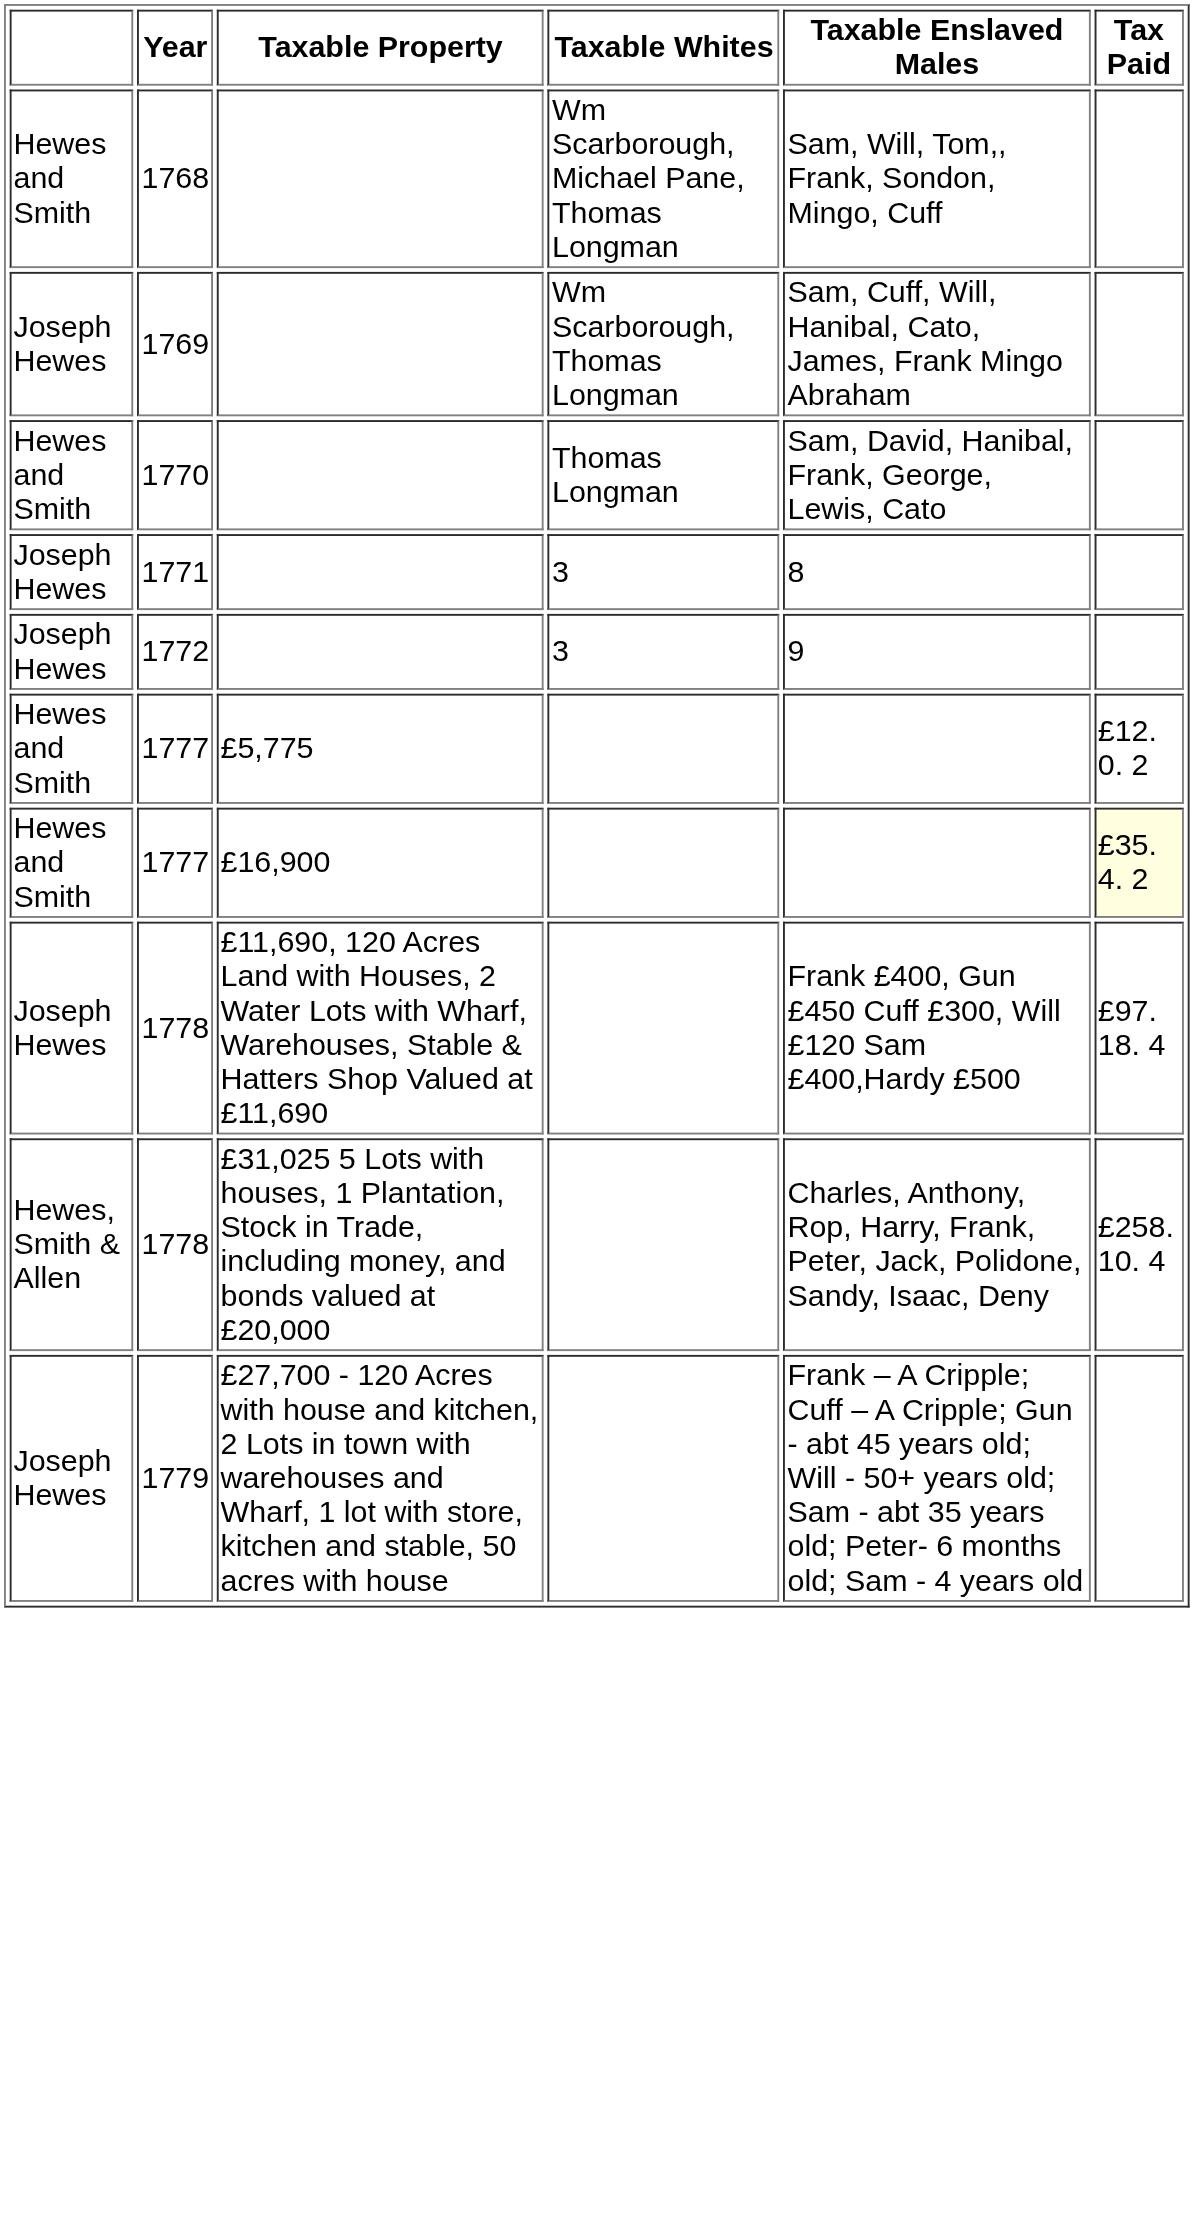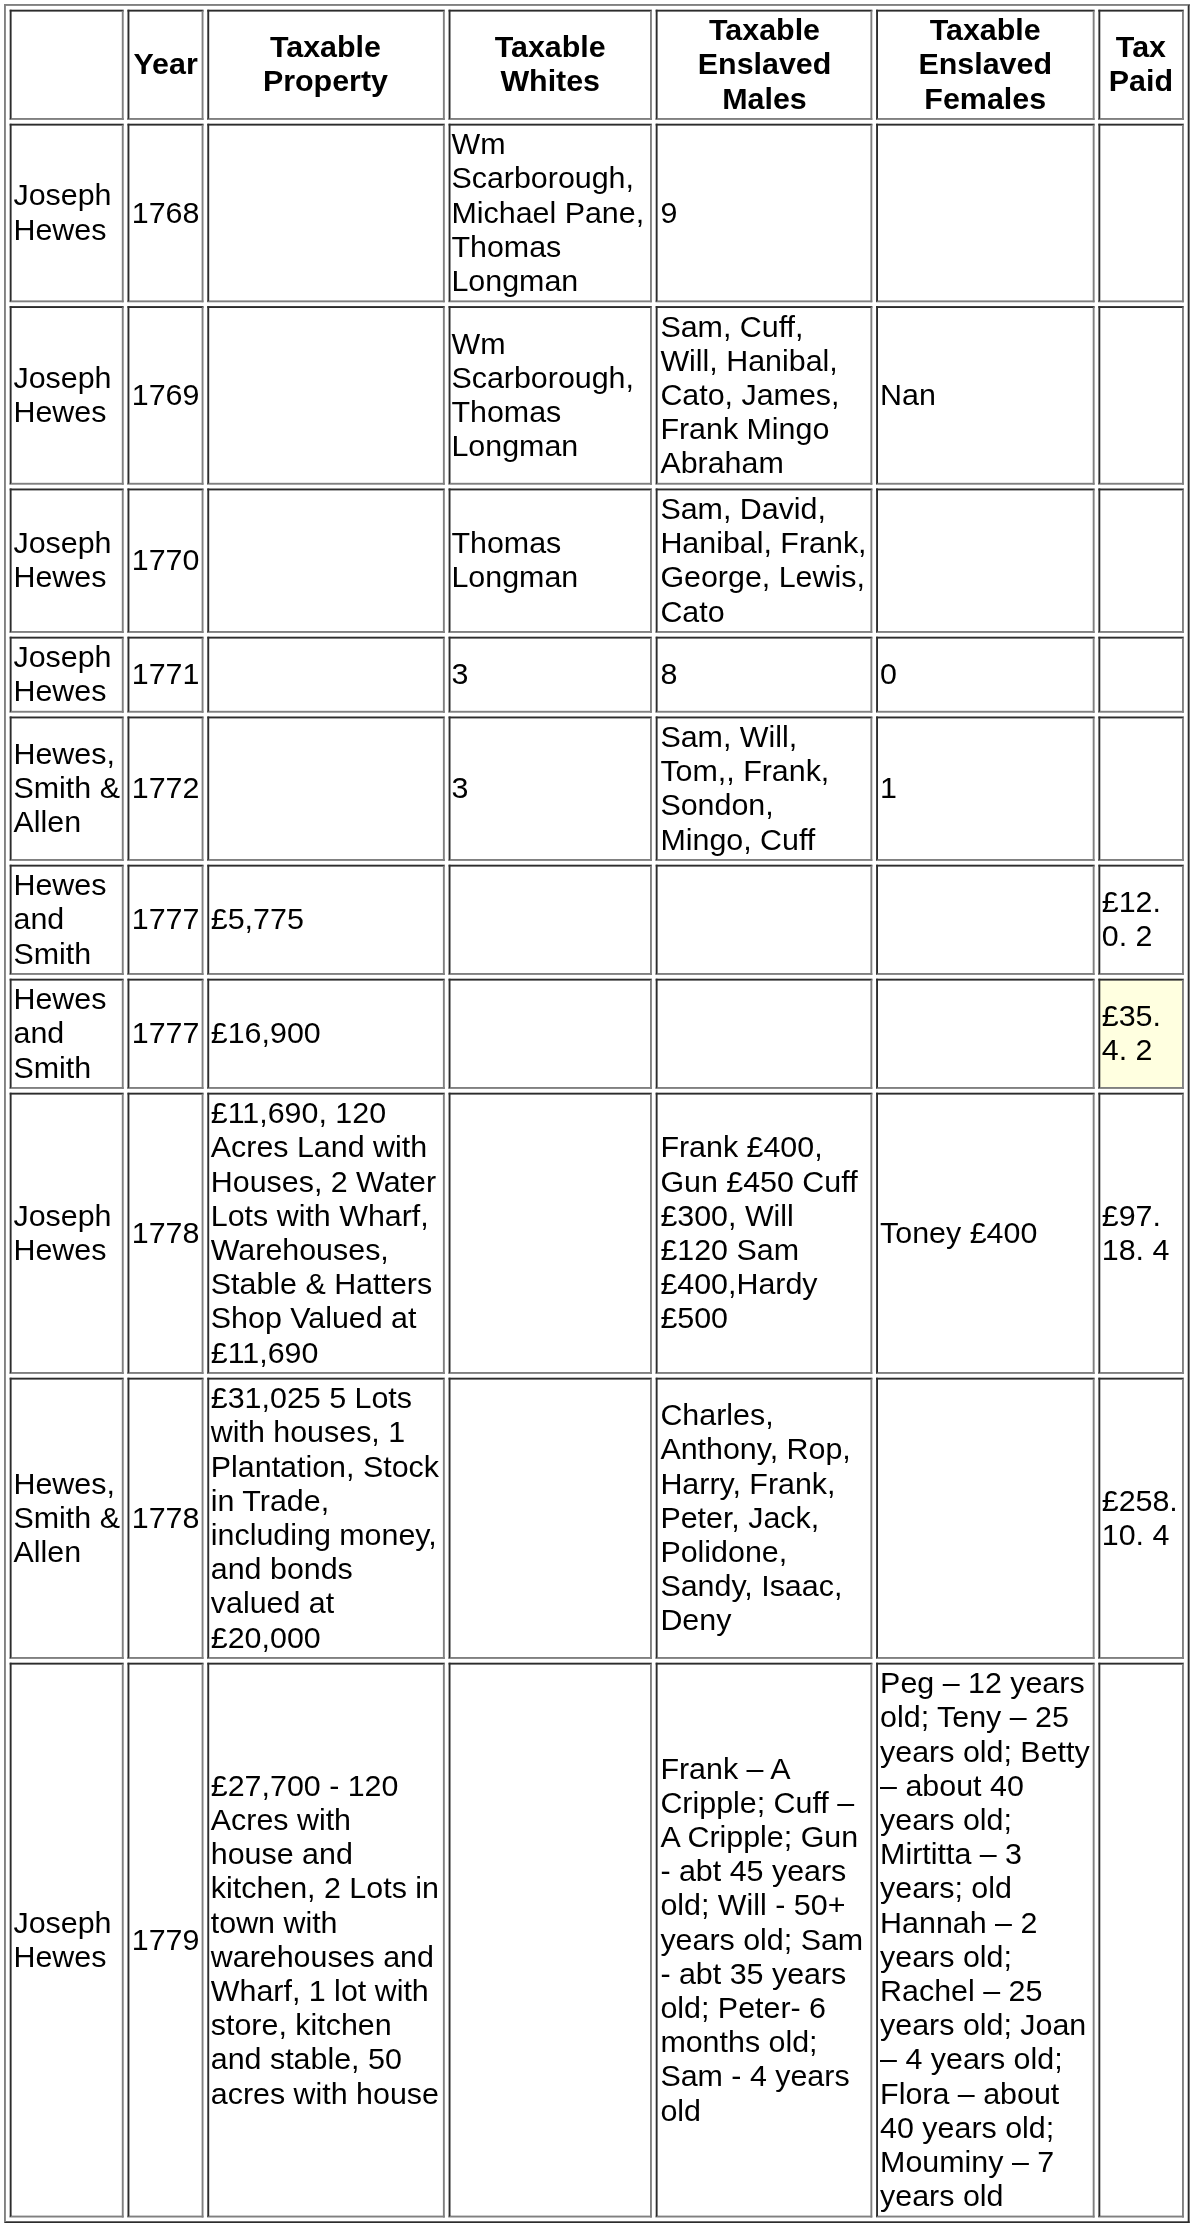+ column: (985, 64)
(60, 178) Hewes and Smith -> (63, 212) Joseph Hewes
(897, 178) Sam, Will, Tom,, Frank, Sondon, Mingo, Cuff -> (669, 212) 9
(60, 474) Hewes and Smith -> (63, 560) Joseph Hewes
(63, 651) Joseph Hewes -> (67, 788) Hewes, Smith & Allen
(796, 651) 9 -> (745, 788) Sam, Will, Tom,, Frank, Sondon, Mingo, Cuff
